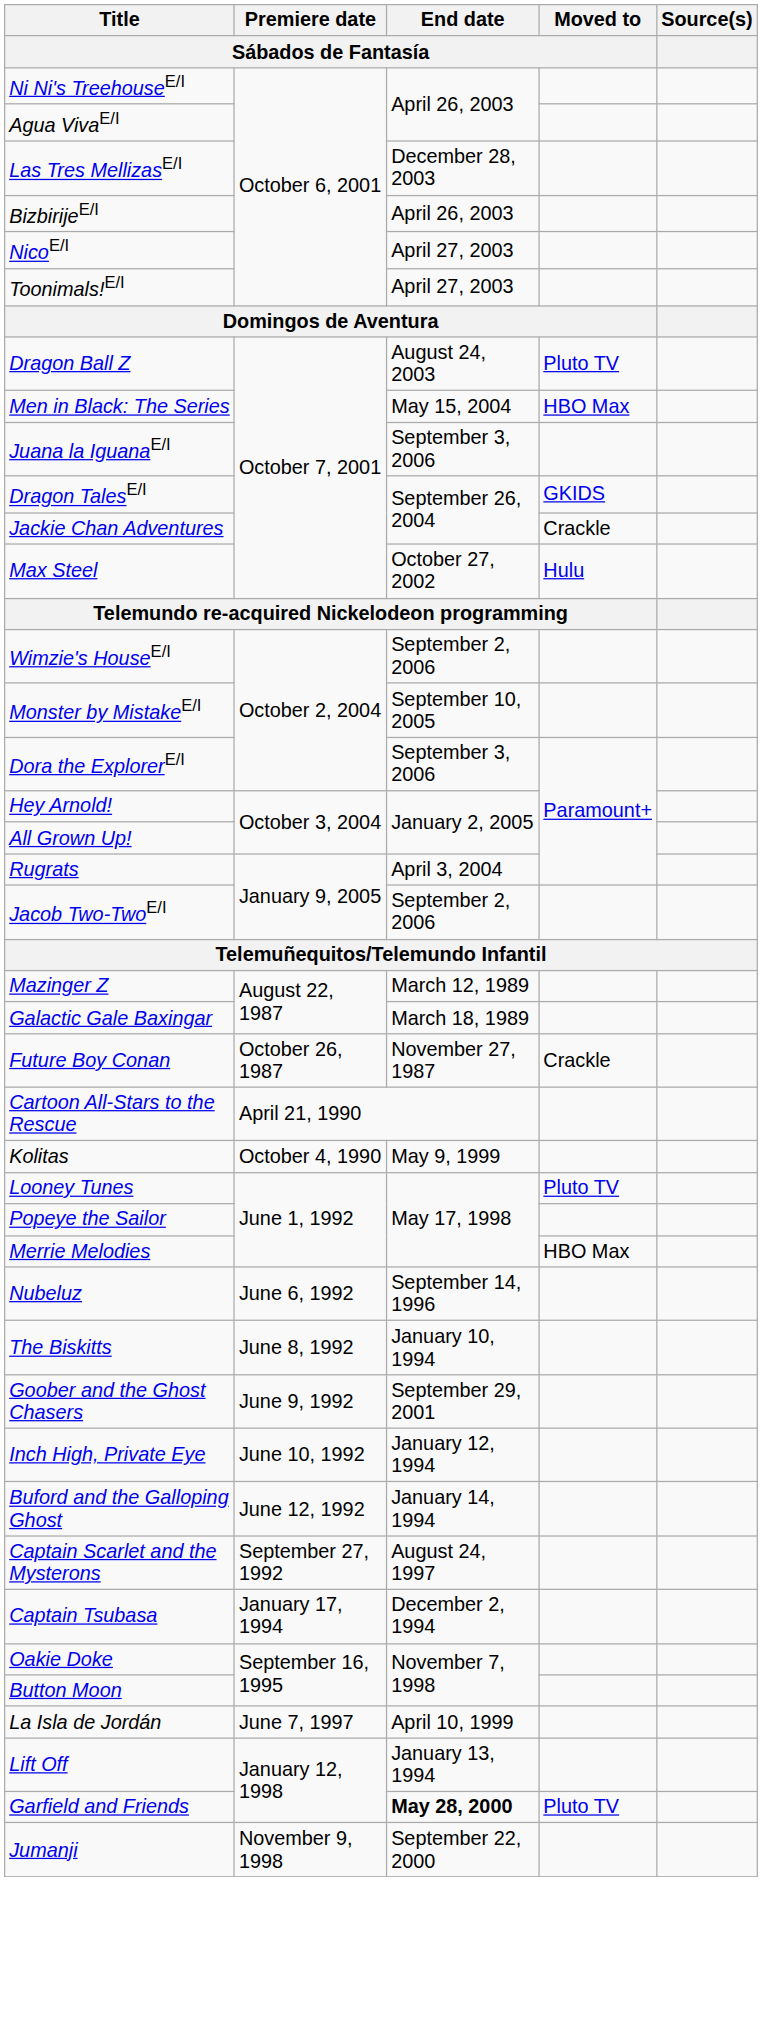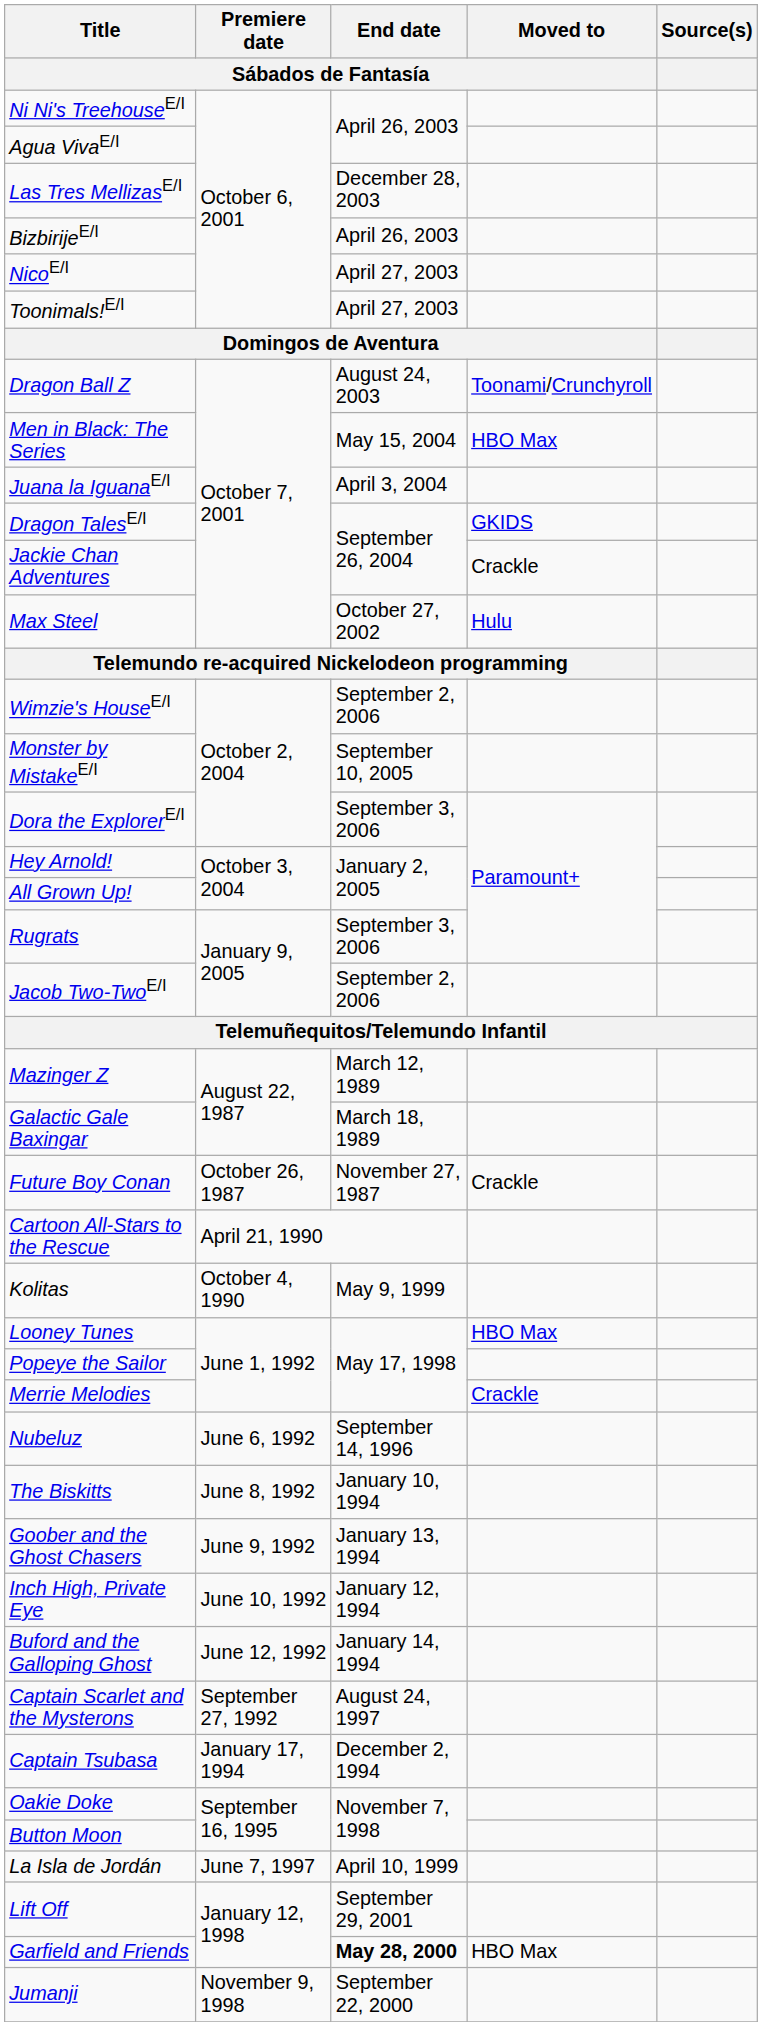(581, 363) Pluto TV -> (562, 386) Toonami/Crunchyroll
(451, 448) September 3, 2006 -> (392, 485) April 3, 2004
(447, 869) April 3, 2004 -> (395, 935) September 3, 2006
(581, 1188) Pluto TV -> (514, 1332) HBO Max
(586, 1251) HBO Max -> (505, 1395) Crackle
(456, 1401) September 29, 2001 -> (388, 1545) January 13, 1994
(443, 1764) January 13, 1994 -> (384, 1909) September 29, 2001
(581, 1807) Pluto TV -> (514, 1951) HBO Max
